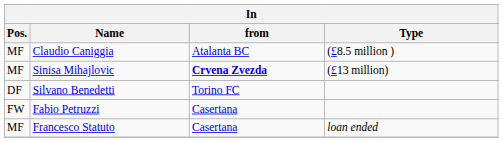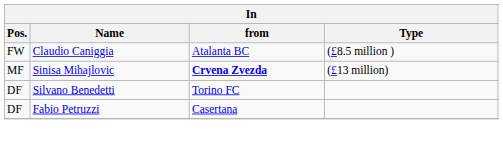(15, 52) MF -> (16, 52) FW
(16, 109) FW -> (14, 109) DF
- row: (74, 128)
